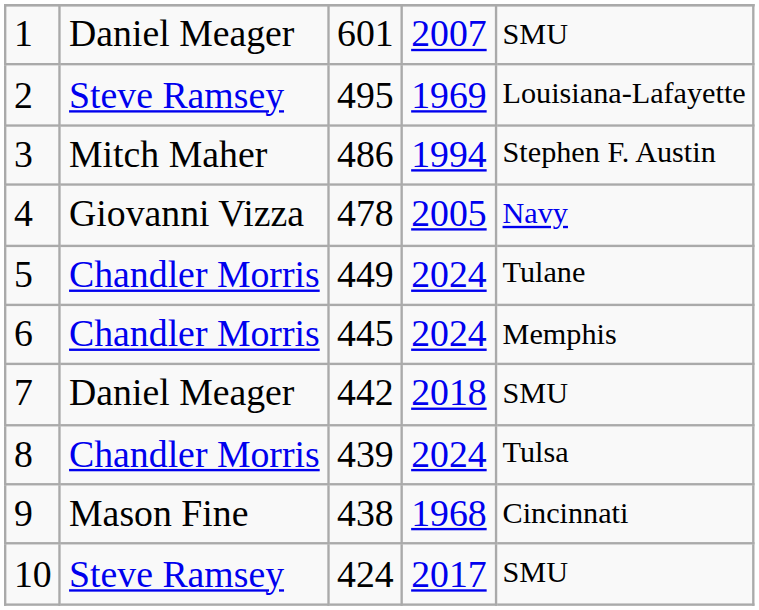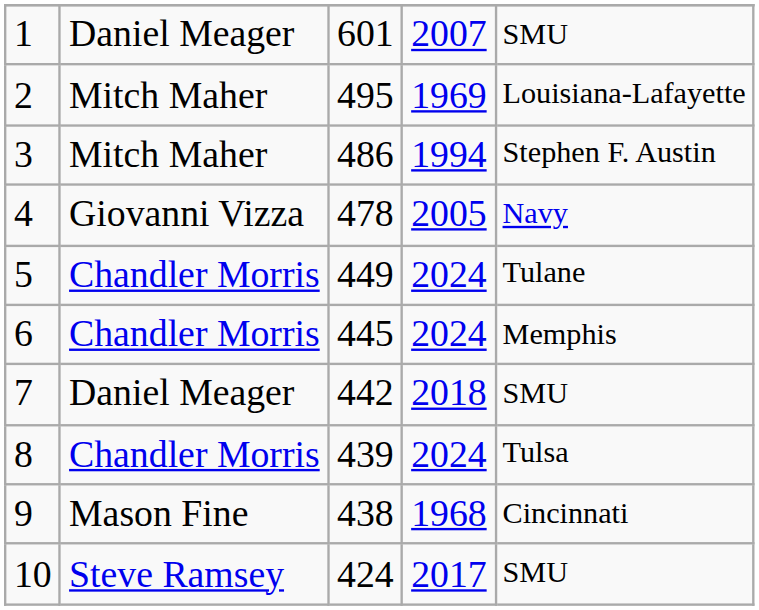(177, 94) Steve Ramsey -> (168, 94) Mitch Maher
